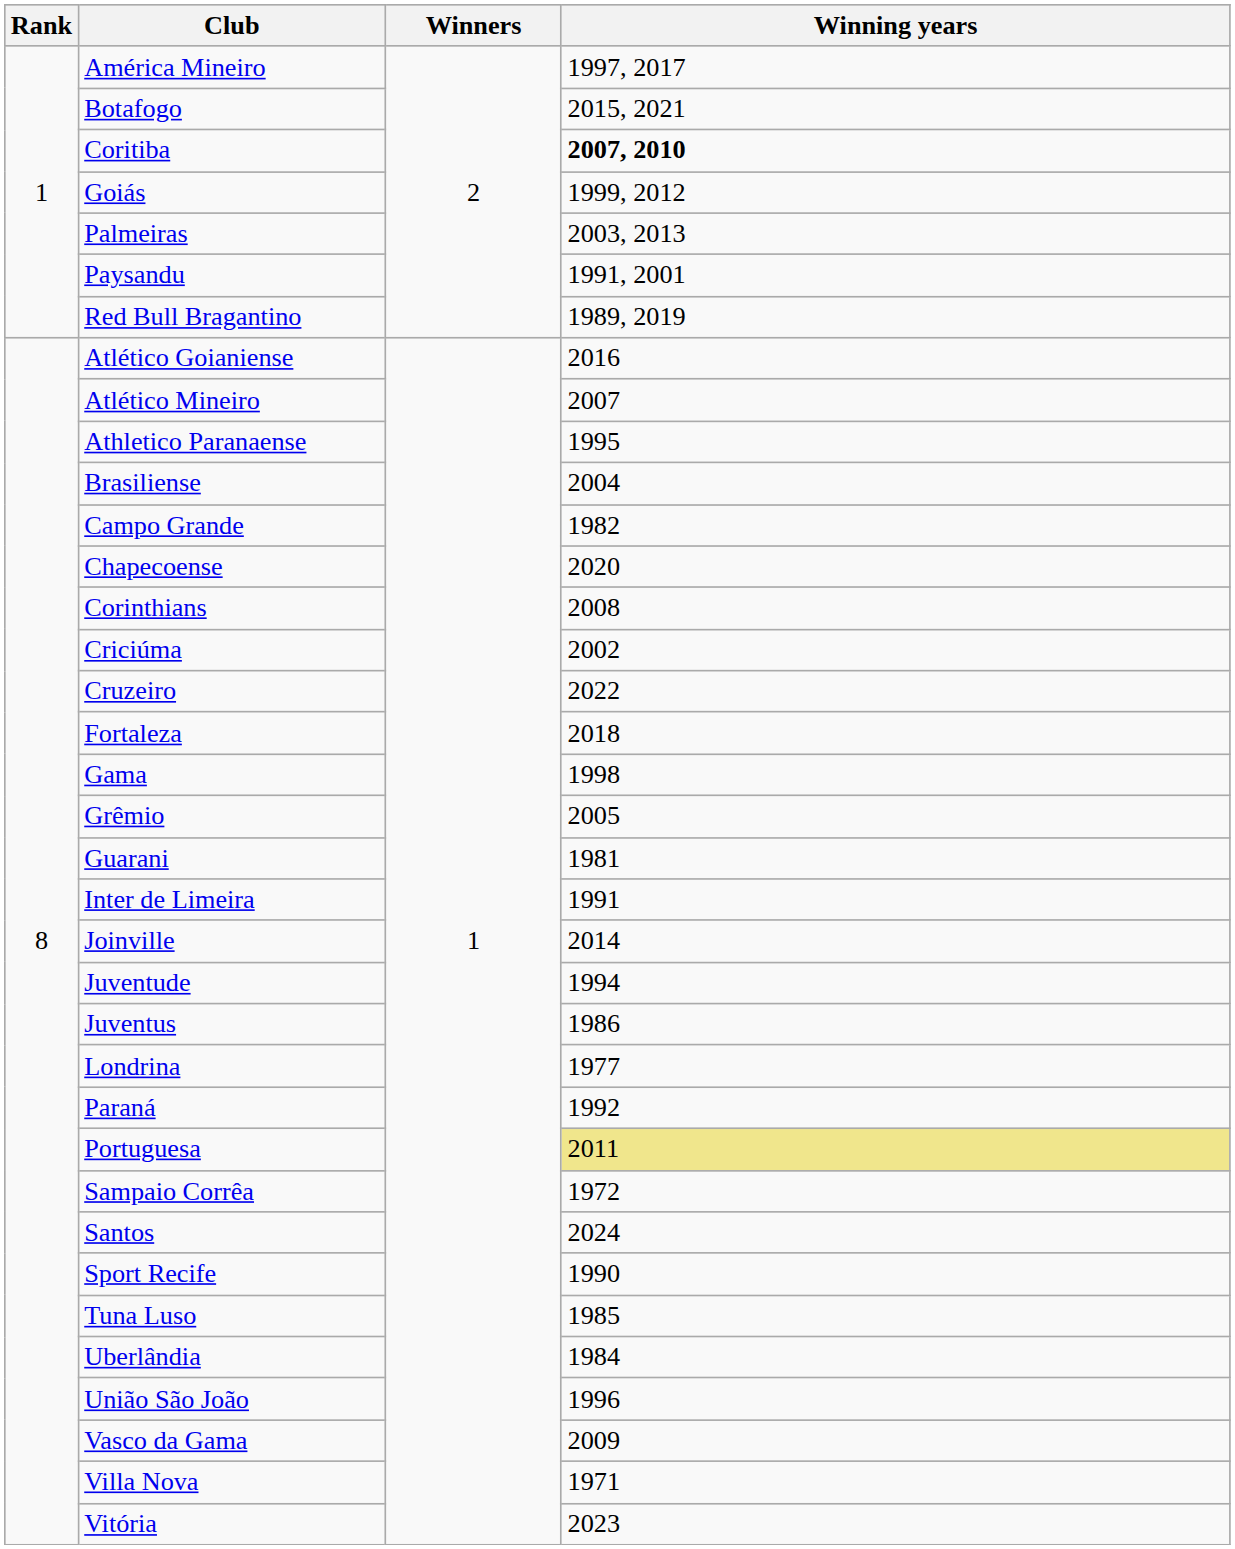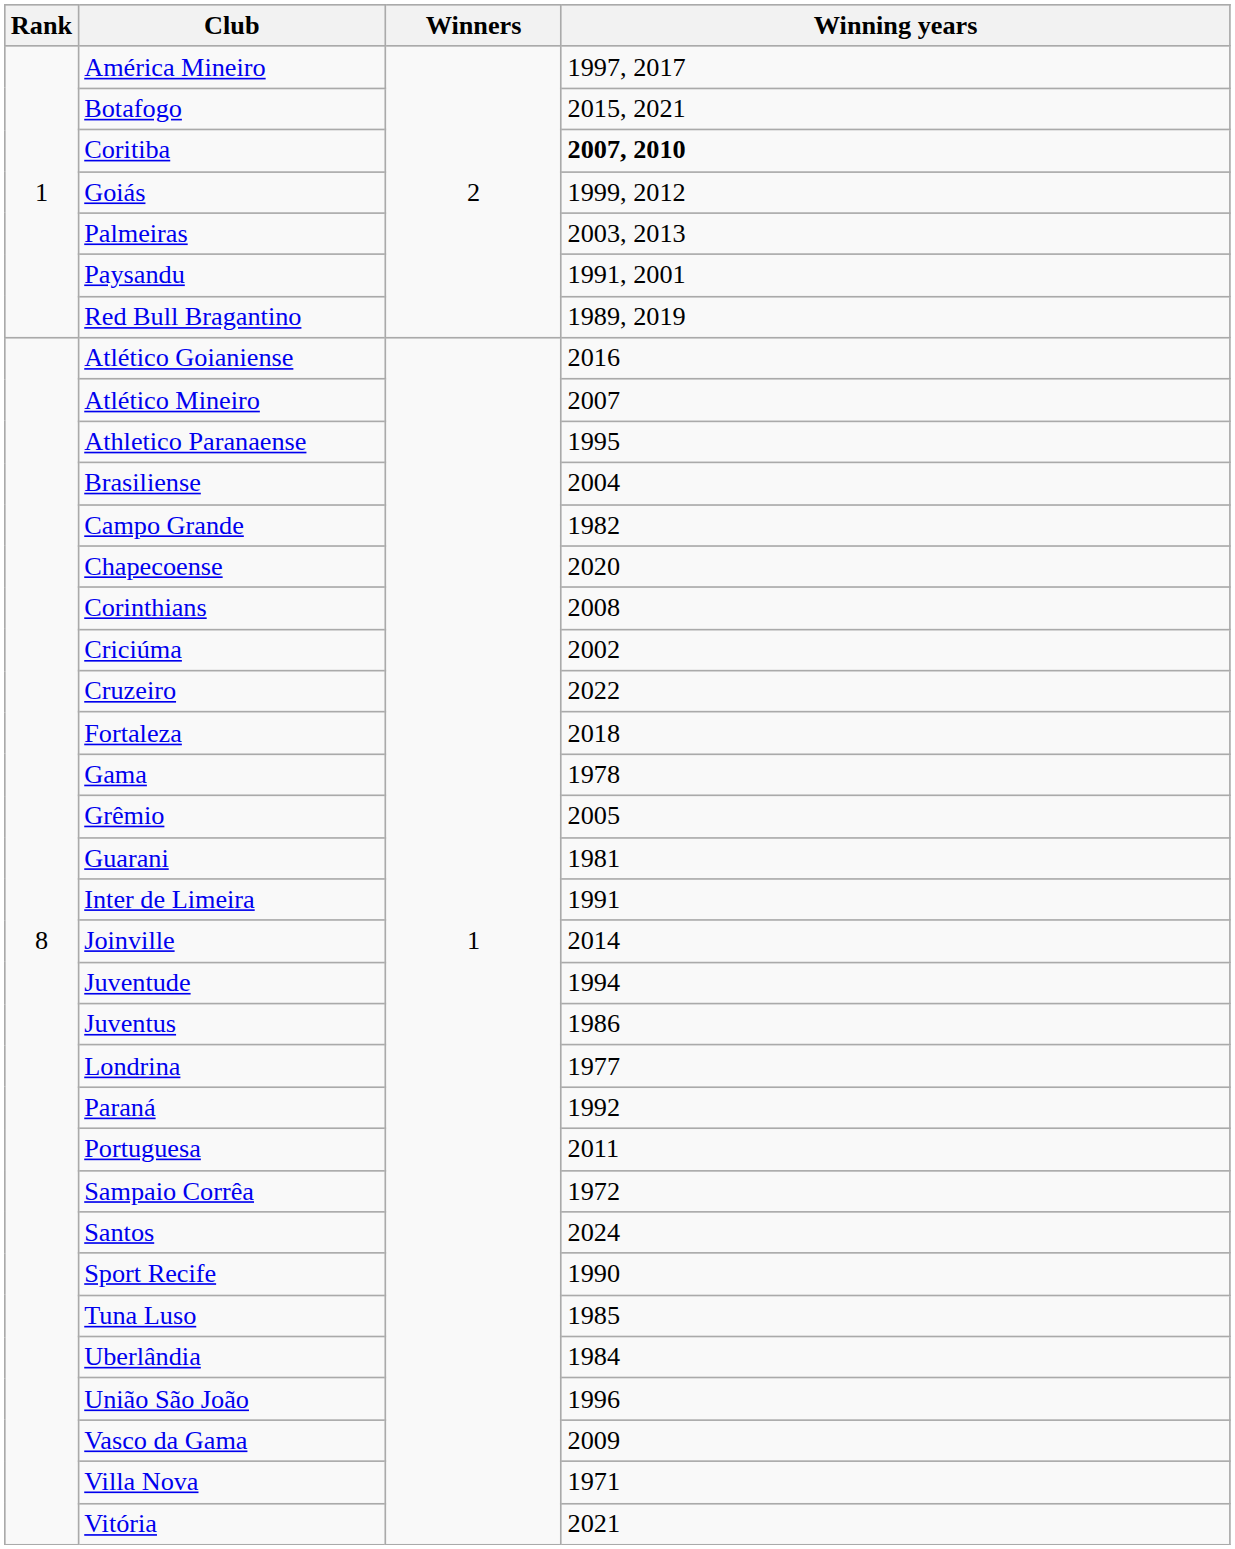(594, 774) 1998 -> (594, 774) 1978
(593, 1148) khaki background -> (593, 1148) no background
(594, 1523) 2023 -> (594, 1523) 2021
